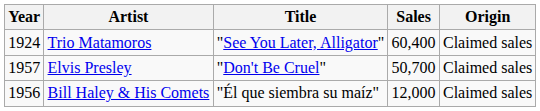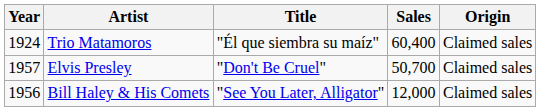(300, 42) "See You Later, Alligator" -> (298, 42) "Él que siembra su maíz"
(298, 93) "Él que siembra su maíz" -> (300, 93) "See You Later, Alligator"
